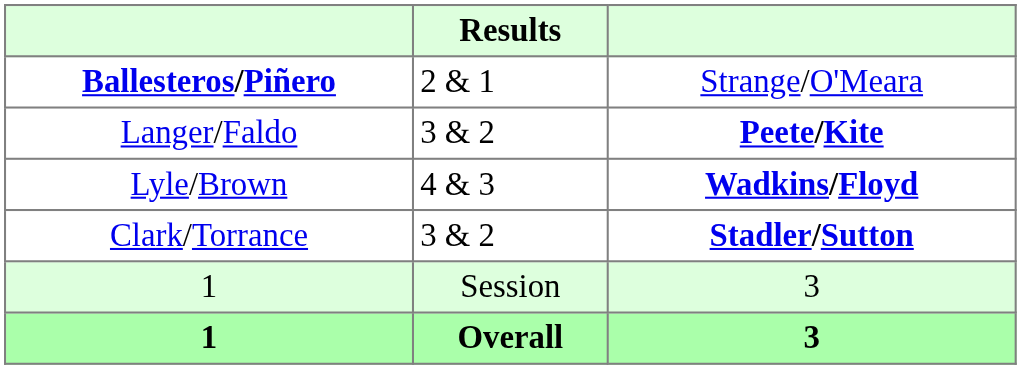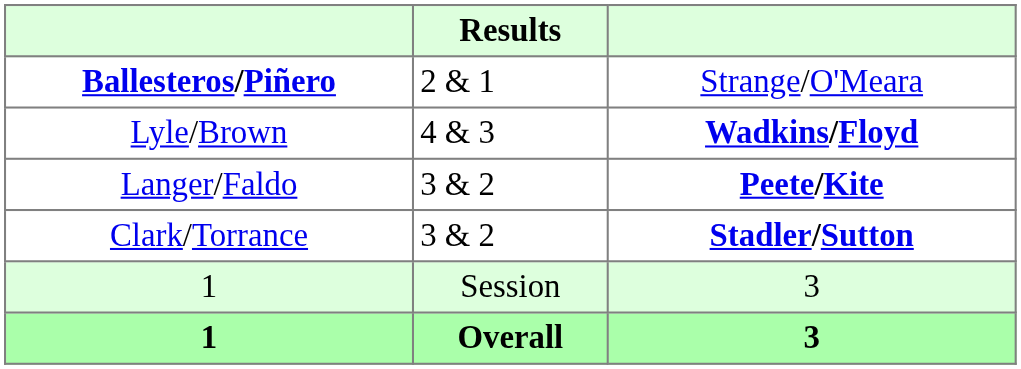rows swapped: (209, 132) <-> (209, 183)
